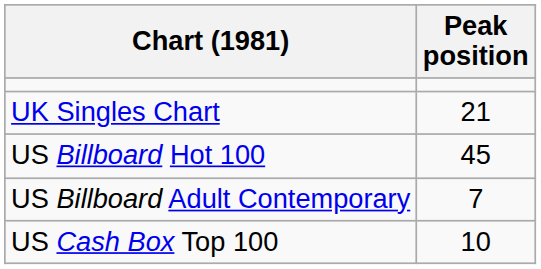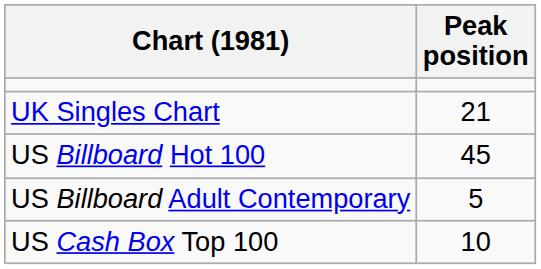(476, 198) 7 -> (476, 198) 5
